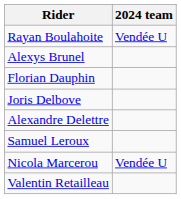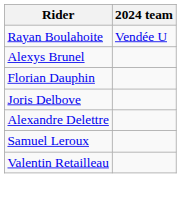- row: (53, 162)
